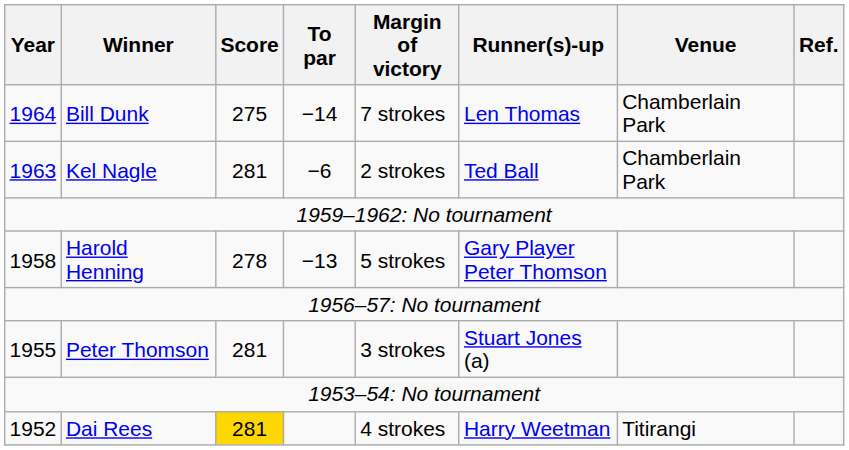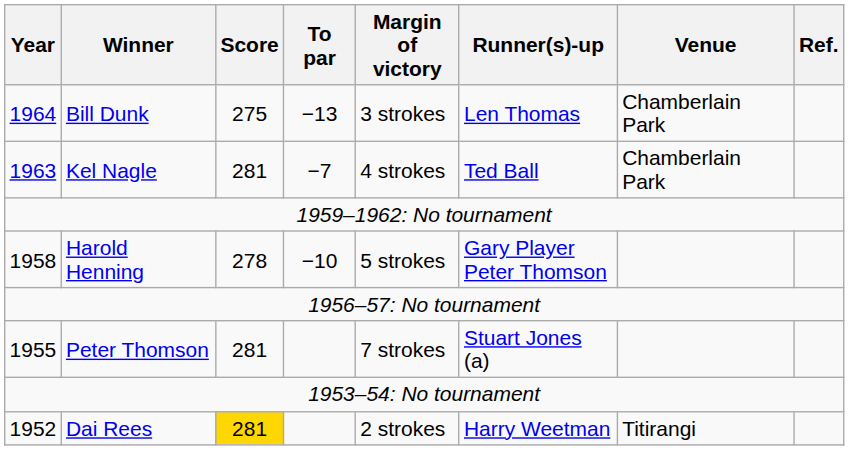(320, 113) −14 -> (320, 113) −13
(403, 113) 7 strokes -> (403, 113) 3 strokes
(320, 170) −6 -> (320, 170) −7
(403, 170) 2 strokes -> (403, 170) 4 strokes
(320, 260) −13 -> (320, 260) −10
(403, 350) 3 strokes -> (403, 350) 7 strokes
(403, 428) 4 strokes -> (403, 428) 2 strokes
